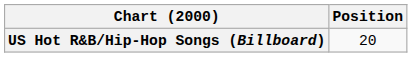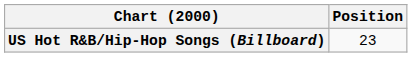(368, 40) 20 -> (368, 40) 23
